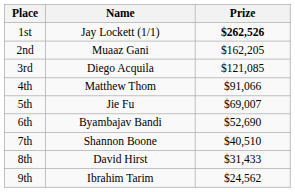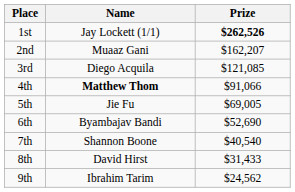(243, 50) $162,205 -> (243, 50) $162,207
(120, 86) normal -> (120, 86) bold
(243, 104) $69,007 -> (243, 104) $69,005
(243, 141) $40,510 -> (243, 141) $40,540
